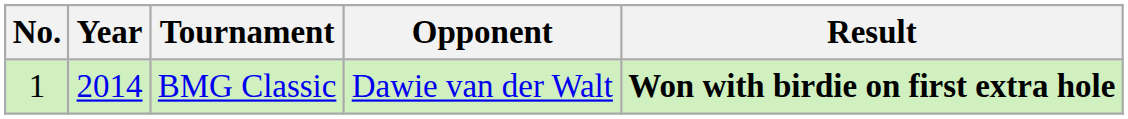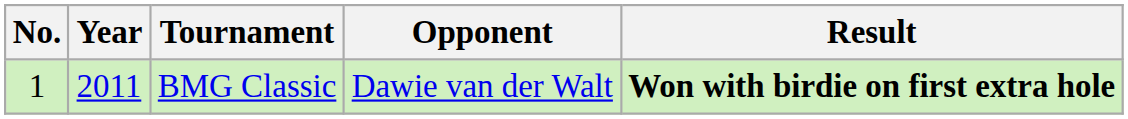(110, 86) 2014 -> (109, 86) 2011
